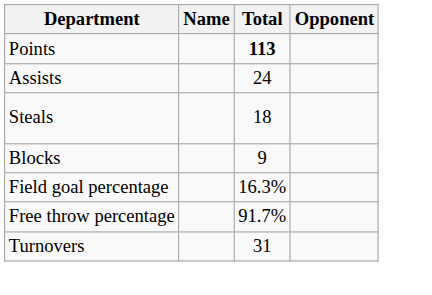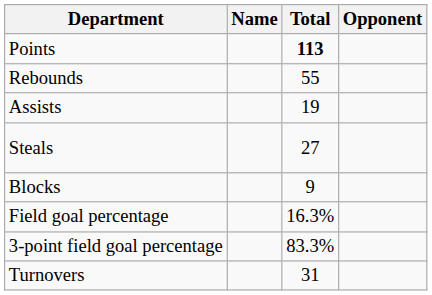+ row: (46, 78)
(262, 78) 24 -> (310, 107) 19
(262, 117) 18 -> (310, 147) 27
+ row: (116, 246)
- row: (92, 216)
